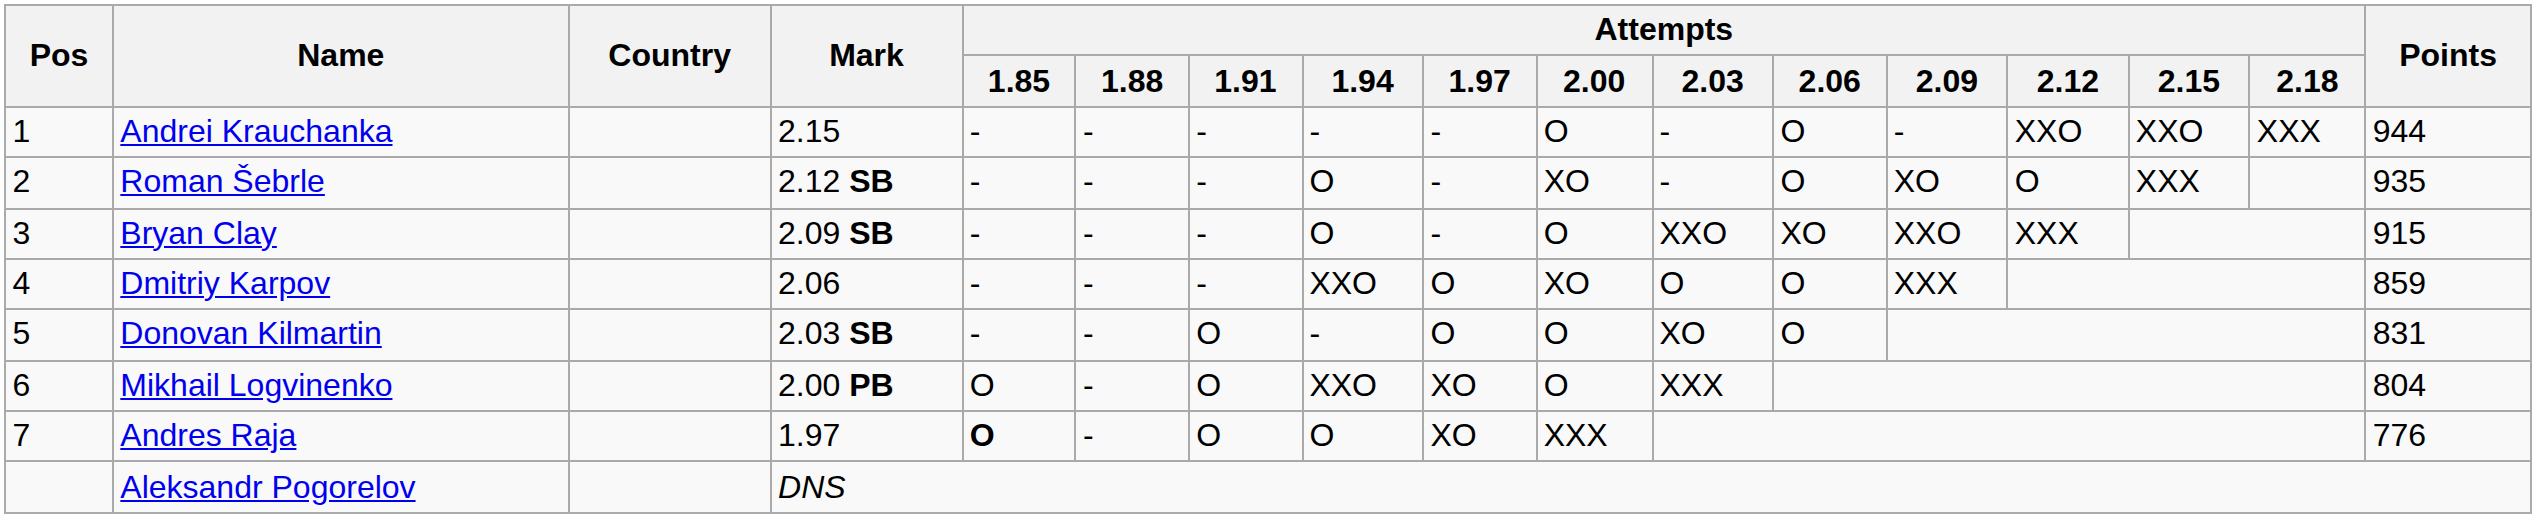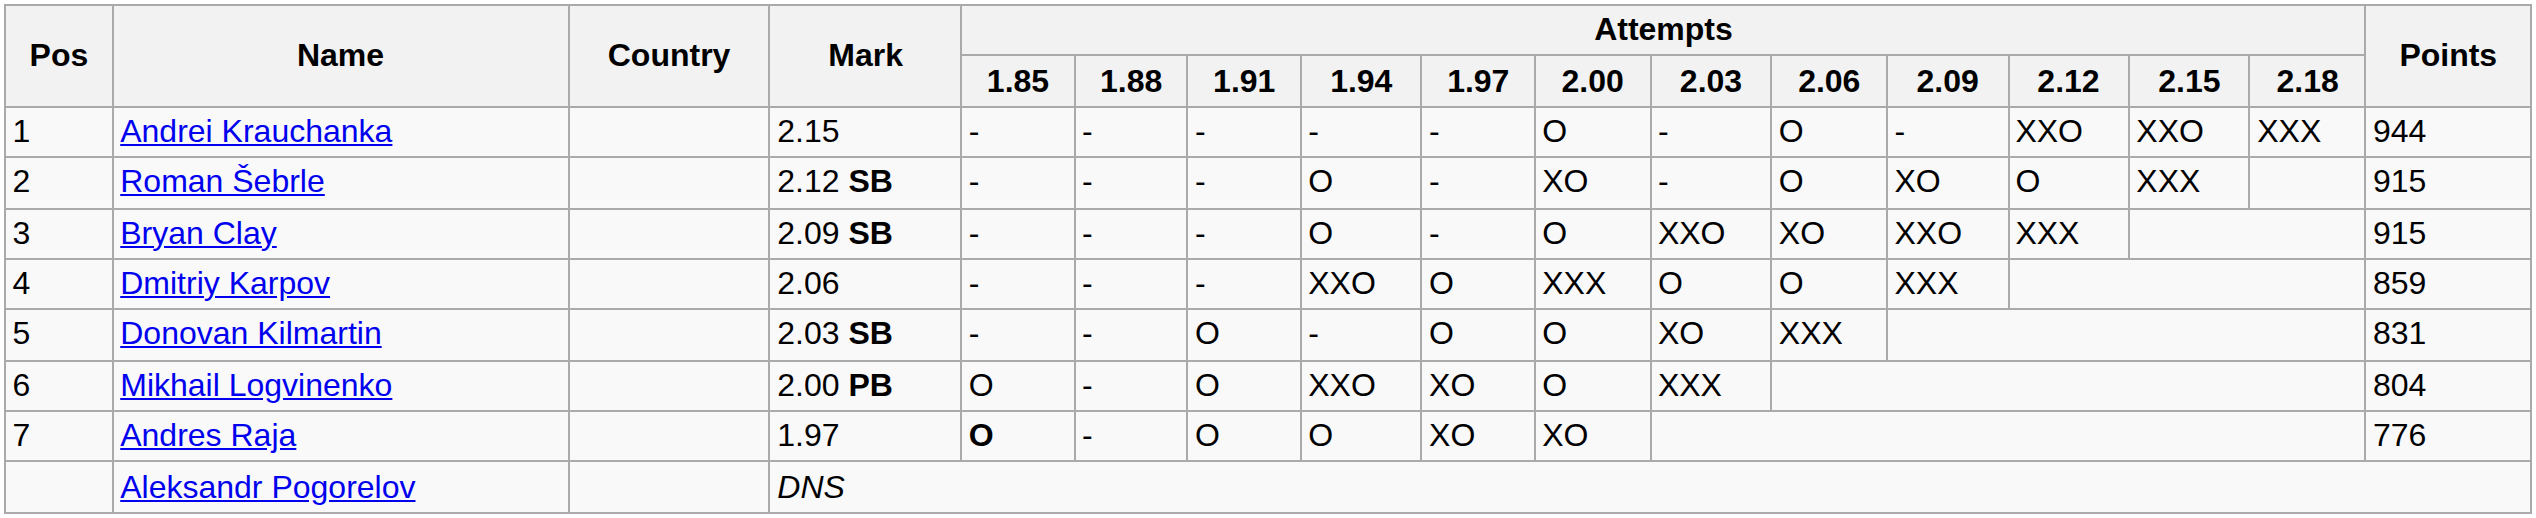(2399, 182) 935 -> (2400, 182) 915
(1567, 283) XO -> (1574, 283) XXX
(1793, 334) O -> (1811, 334) XXX
(1576, 435) XXX -> (1565, 435) XO
